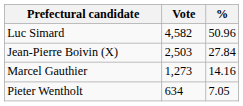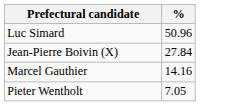- column: (184, 14)
